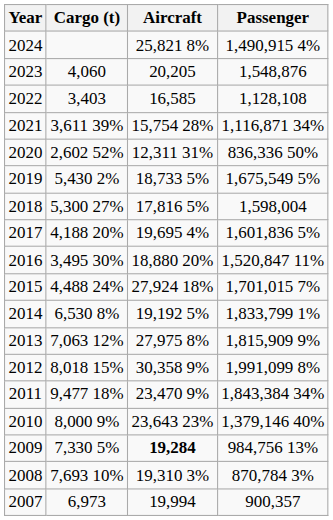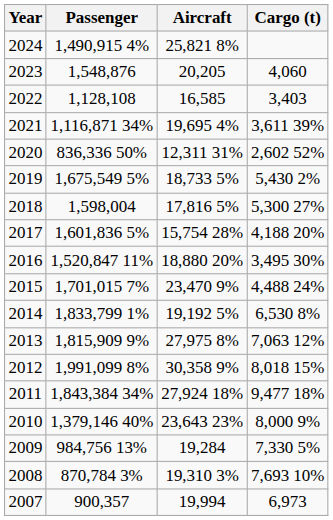columns swapped: (273, 17) <-> (87, 17)
(172, 125) 15,754 28% -> (202, 125) 19,695 4%
(172, 233) 19,695 4% -> (202, 233) 15,754 28%
(172, 286) 27,924 18% -> (202, 286) 23,470 9%
(172, 394) 23,470 9% -> (202, 394) 27,924 18%
(172, 448) bold -> (202, 448) normal
